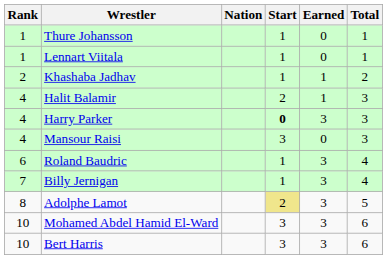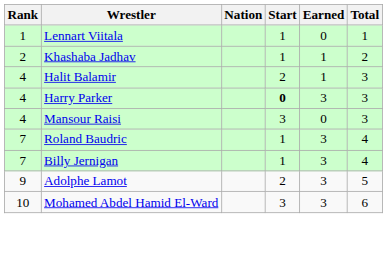- row: (88, 35)
(23, 160) 6 -> (23, 139) 7
(23, 202) 8 -> (23, 181) 9
(283, 202) khaki background -> (283, 181) no background
- row: (73, 243)
